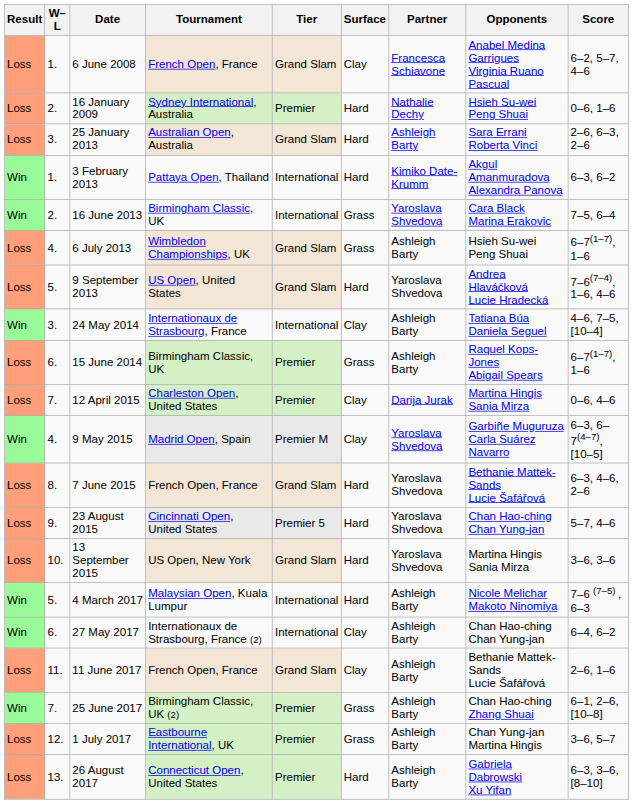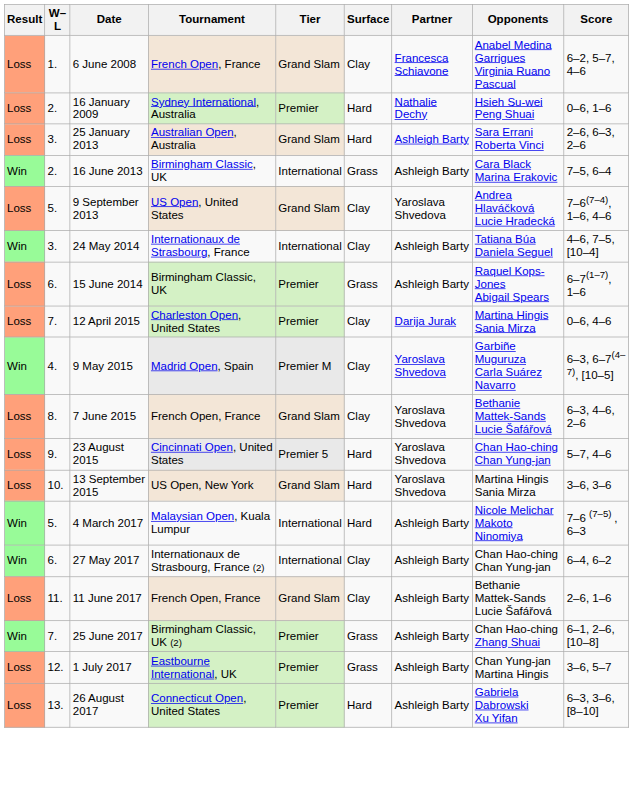- row: (100, 177)
(417, 215) Yaroslava Shvedova -> (432, 170) Ashleigh Barty
- row: (102, 247)
(356, 287) Hard -> (359, 208) Clay
(356, 485) Hard -> (359, 416) Clay
